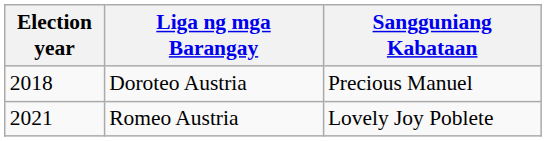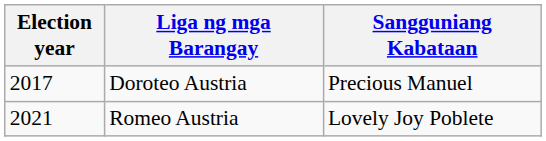(31, 83) 2018 -> (31, 83) 2017
